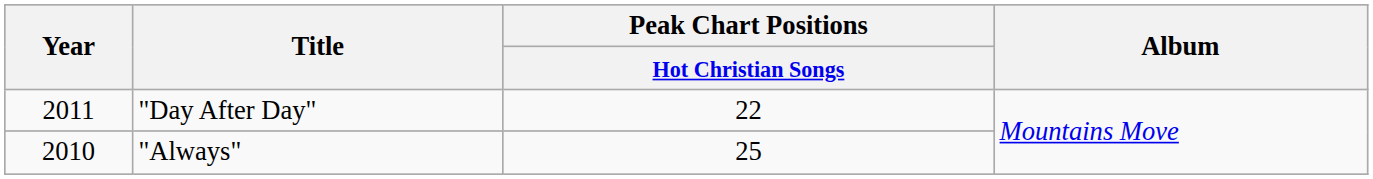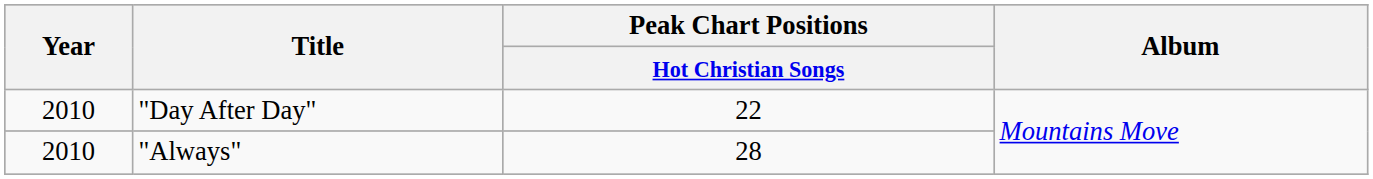(69, 109) 2011 -> (69, 109) 2010
(748, 151) 25 -> (748, 151) 28
